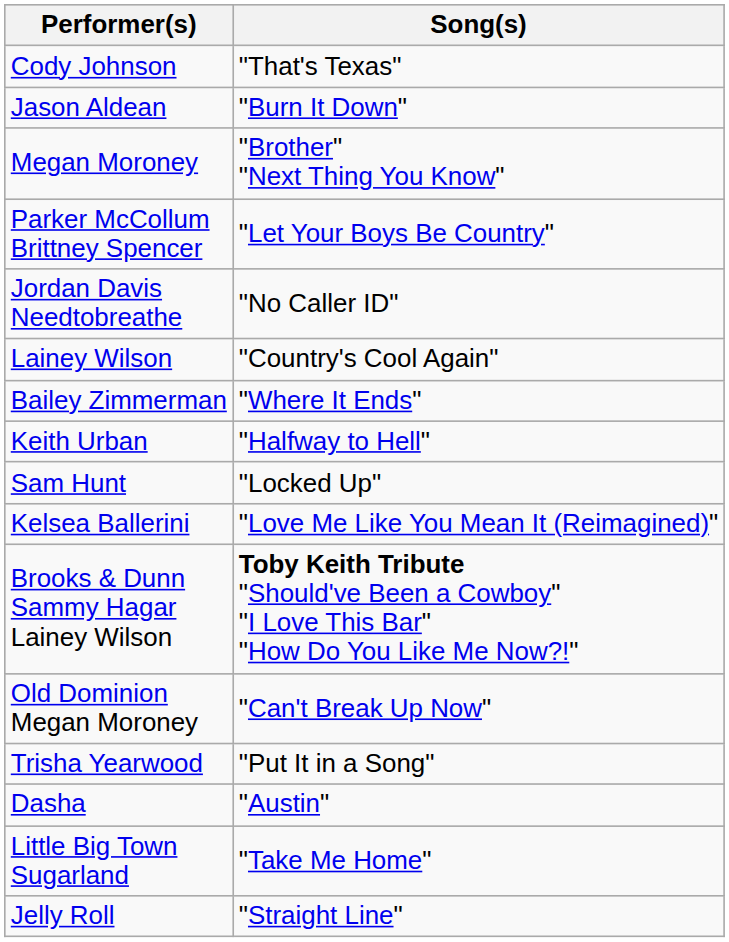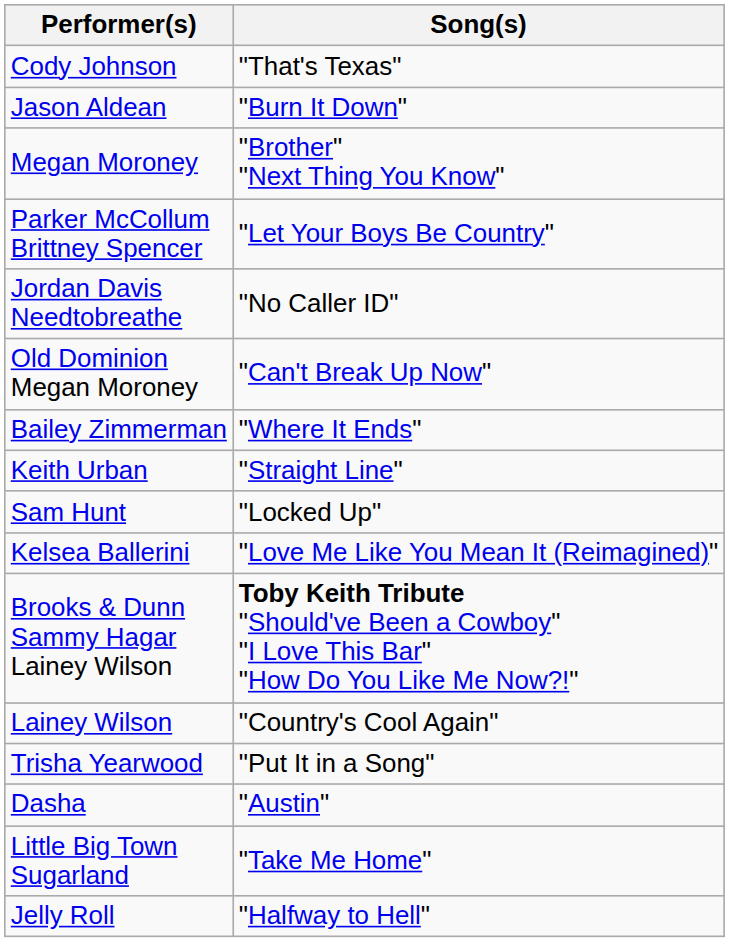rows swapped: (91, 359) <-> (104, 707)
(334, 441) "Halfway to Hell" -> (321, 470) "Straight Line"
(321, 916) "Straight Line" -> (334, 916) "Halfway to Hell"
